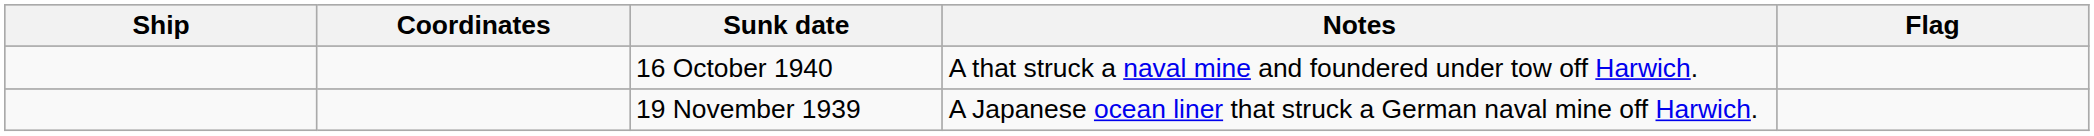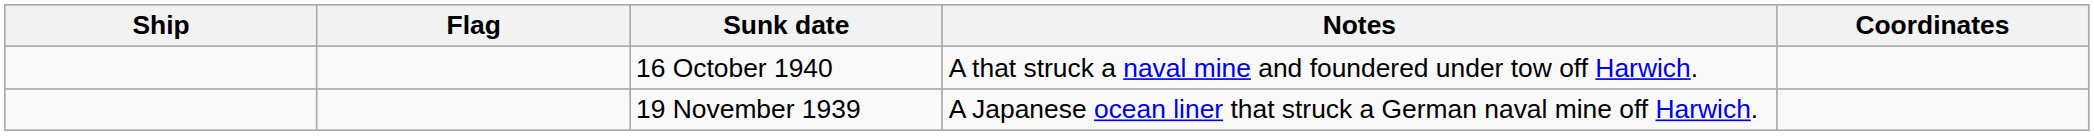columns swapped: (1932, 25) <-> (474, 25)
